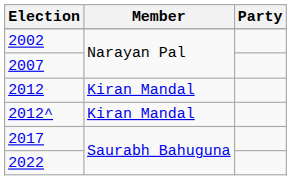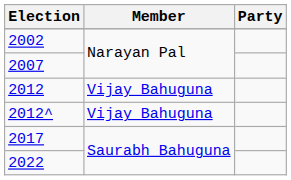(141, 90) Kiran Mandal -> (150, 90) Vijay Bahuguna
(141, 114) Kiran Mandal -> (150, 114) Vijay Bahuguna
